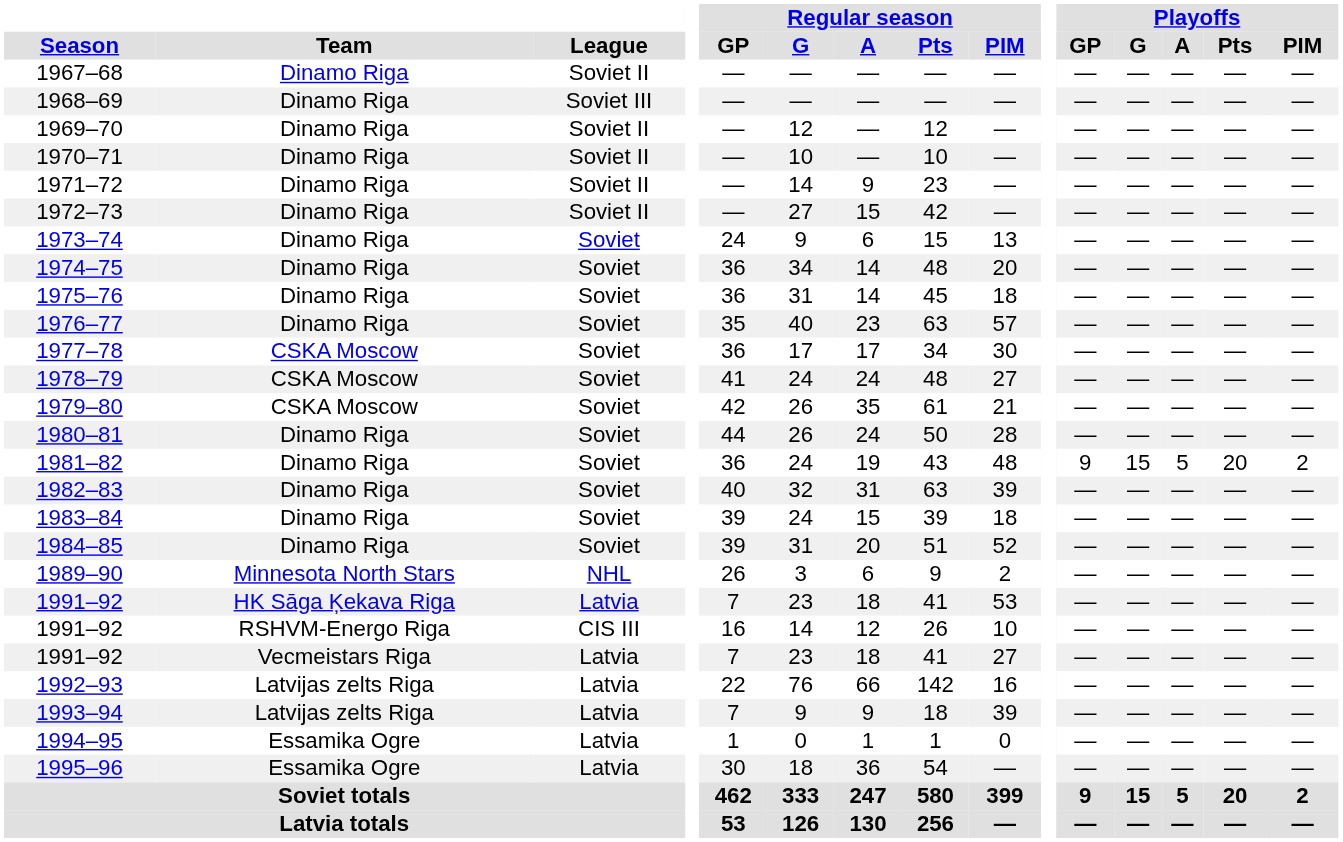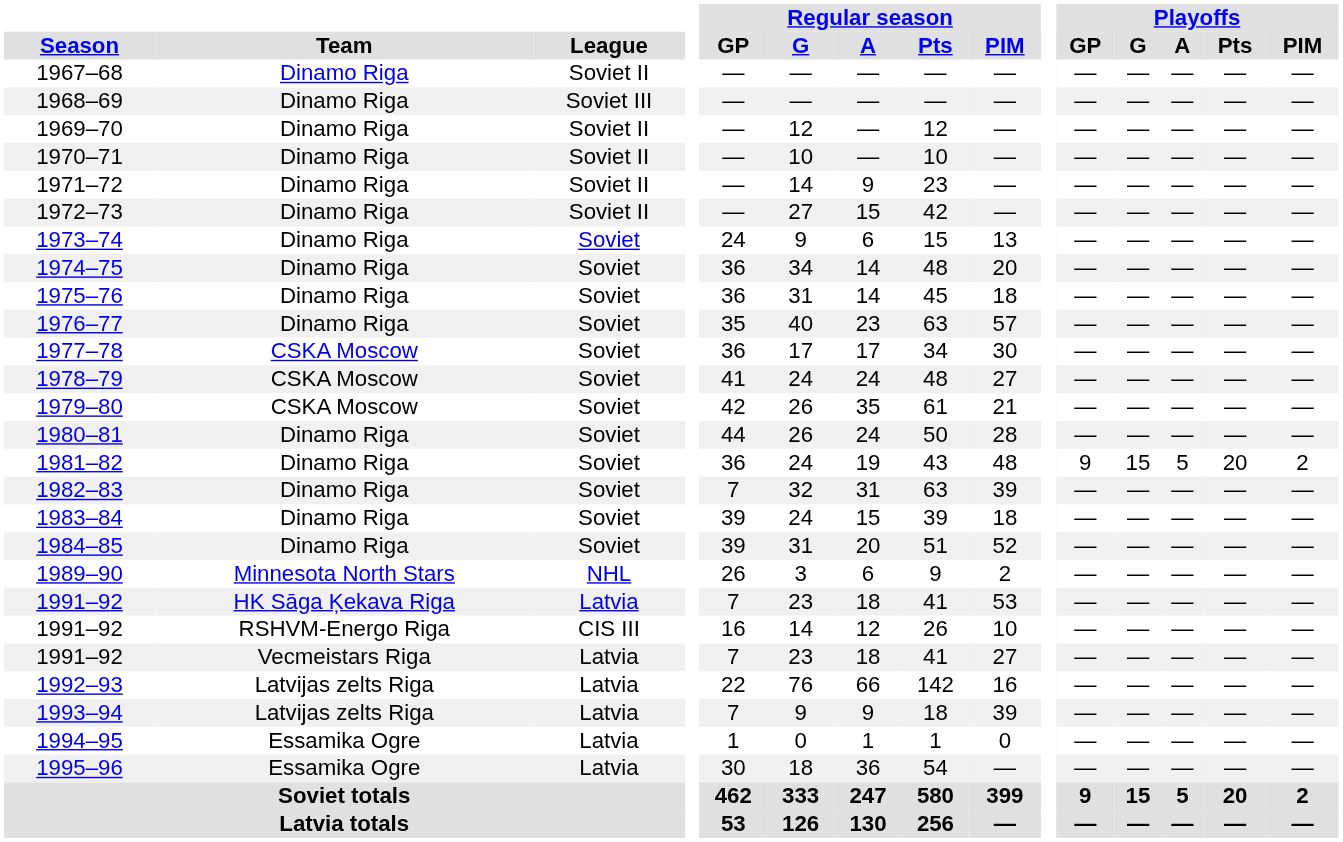(733, 490) 40 -> (733, 490) 7
